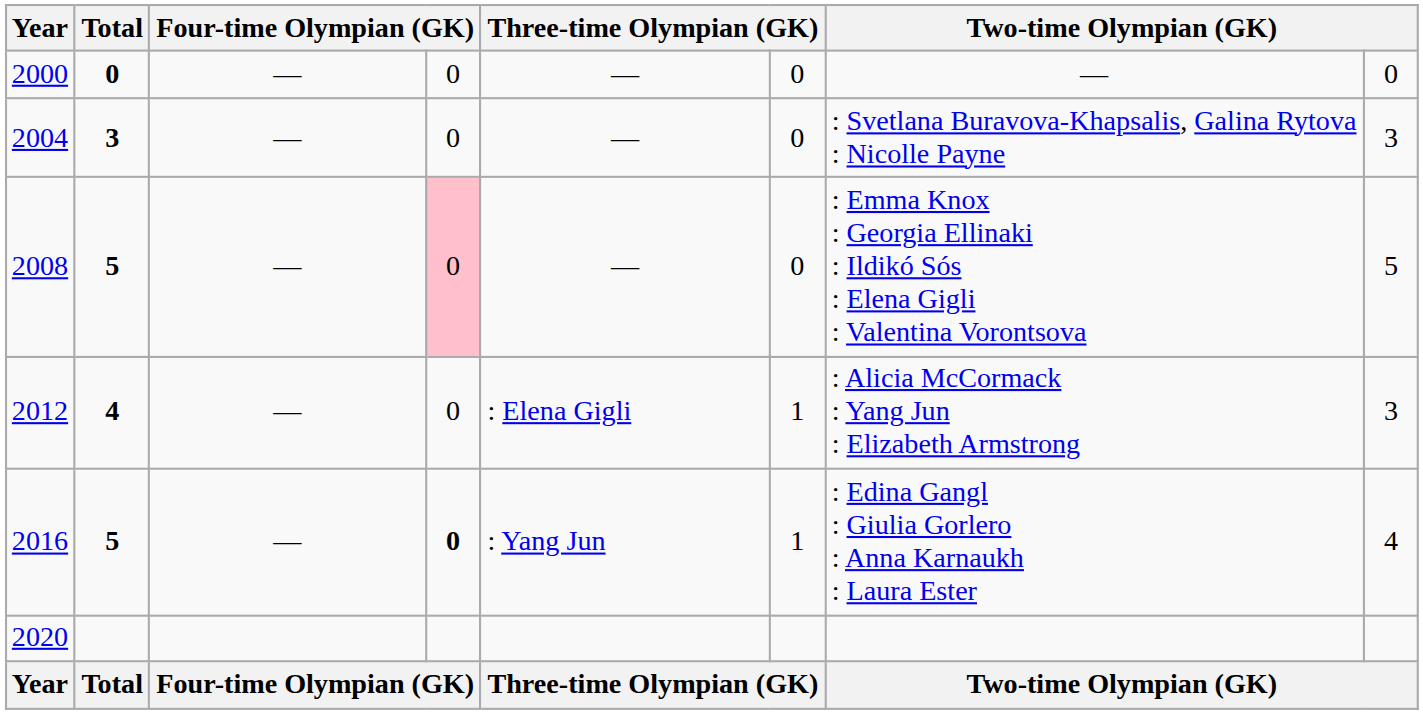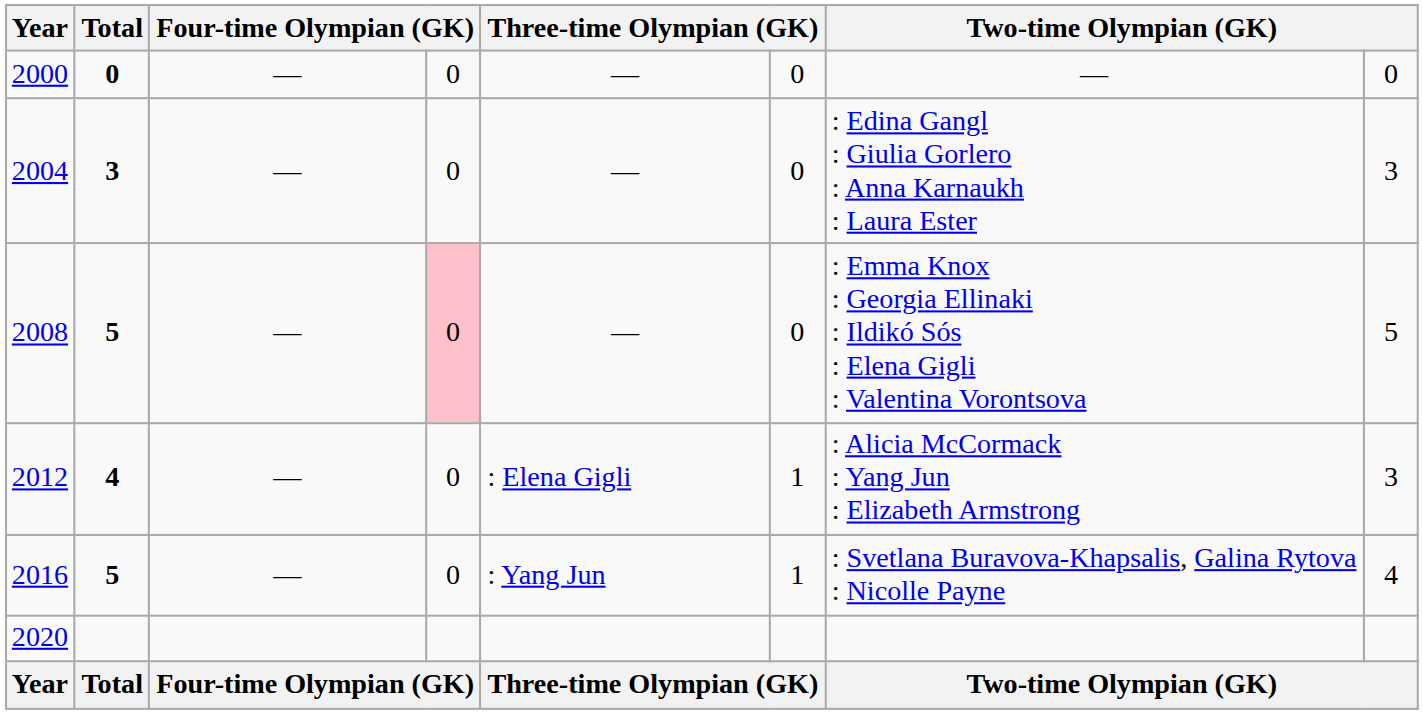(1094, 136) : Svetlana Buravova-Khapsalis, Galina Rytova : Nicolle Payne -> (928, 169) : Edina Gangl : Giulia Gorlero : Anna Karnaukh : Laura Ester
(453, 541) bold -> (453, 574) normal
(928, 541) : Edina Gangl : Giulia Gorlero : Anna Karnaukh : Laura Ester -> (1094, 574) : Svetlana Buravova-Khapsalis, Galina Rytova : Nicolle Payne
